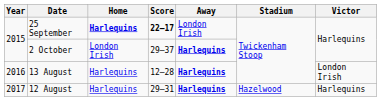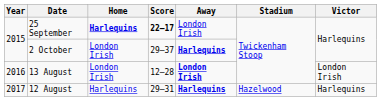(113, 72) Harlequins -> (104, 72) London Irish
(202, 72) Harlequins -> (192, 72) London Irish
